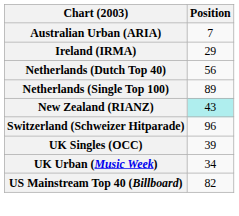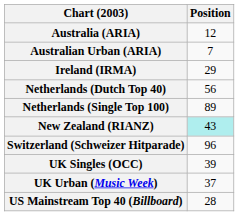+ row: (96, 32)
(210, 164) 34 -> (210, 182) 37
(210, 182) 82 -> (210, 201) 28
